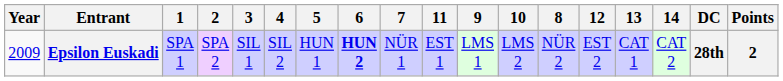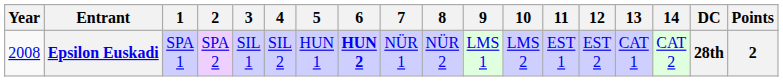columns swapped: (559, 17) <-> (440, 17)
(24, 52) 2009 -> (24, 52) 2008
